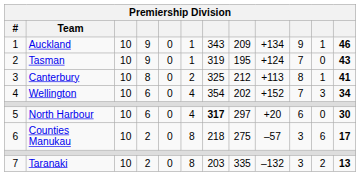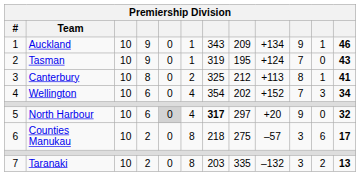(170, 114) no background -> (170, 114) lightgrey background
(301, 114) 6 -> (301, 114) 9
(345, 114) 30 -> (345, 114) 32
